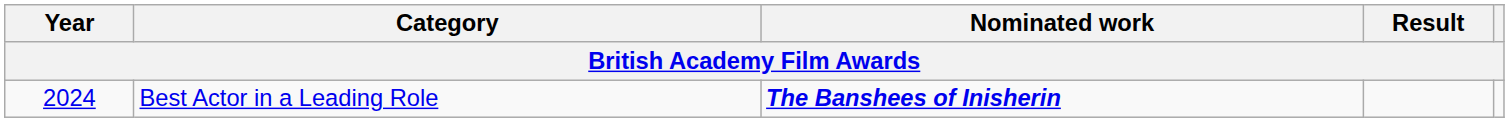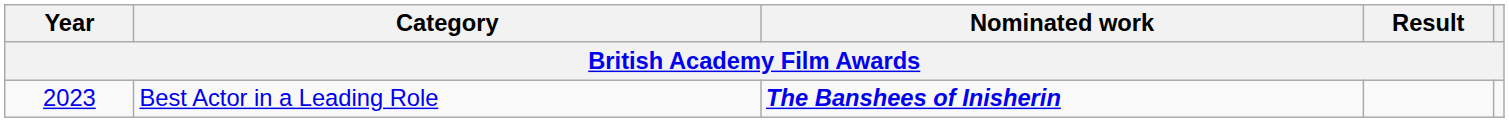(69, 98) 2024 -> (69, 98) 2023
